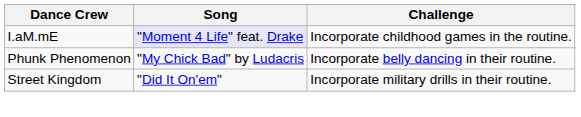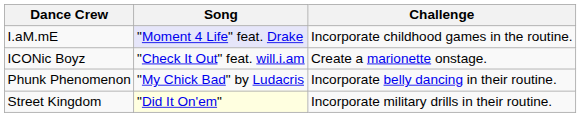+ row: (46, 58)
(179, 79) no background -> (179, 101) lightyellow background
